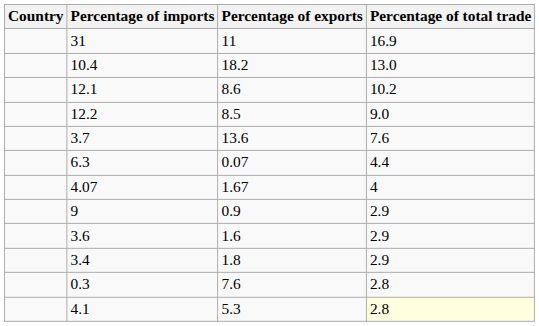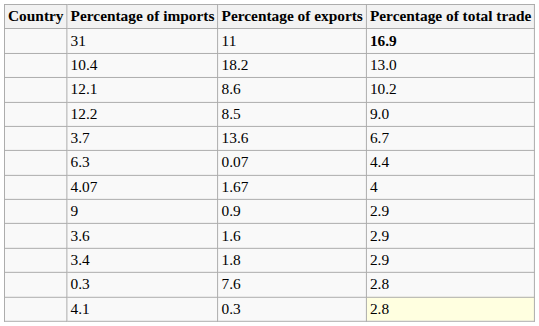(383, 41) normal -> (383, 41) bold
(380, 138) 7.6 -> (380, 138) 6.7
(231, 308) 5.3 -> (231, 308) 0.3
